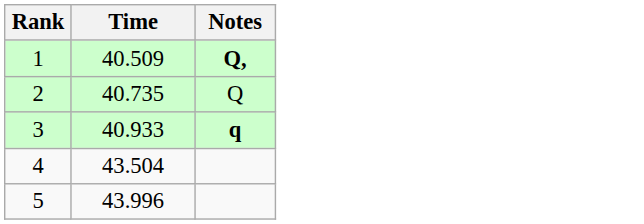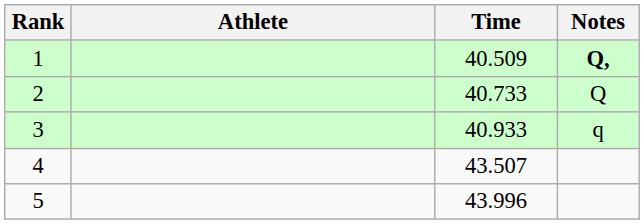+ column: (253, 22)
(133, 93) 40.735 -> (496, 93) 40.733
(235, 129) bold -> (598, 129) normal
(133, 165) 43.504 -> (496, 165) 43.507
